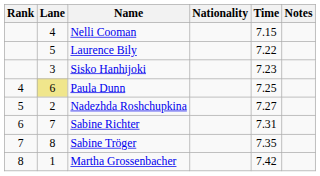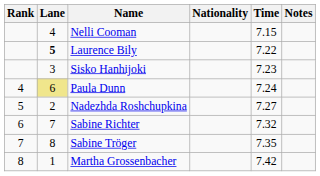(52, 50) normal -> (52, 50) bold
(266, 87) 7.25 -> (266, 87) 7.24
(266, 124) 7.31 -> (266, 124) 7.32
